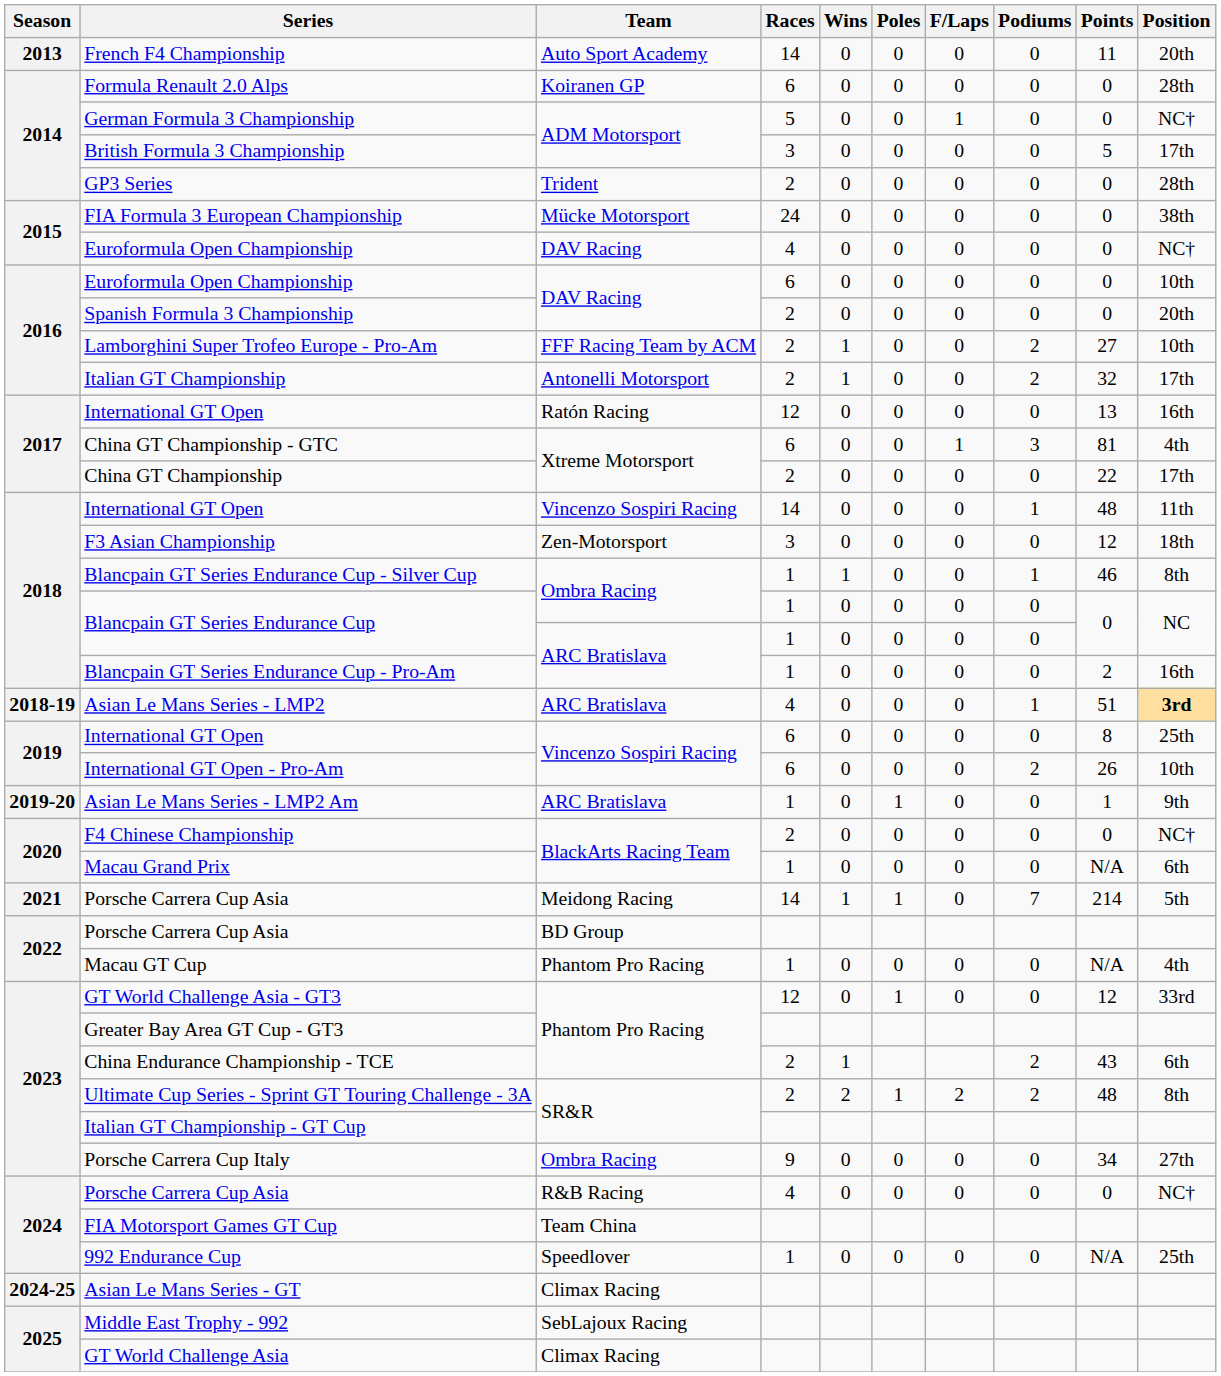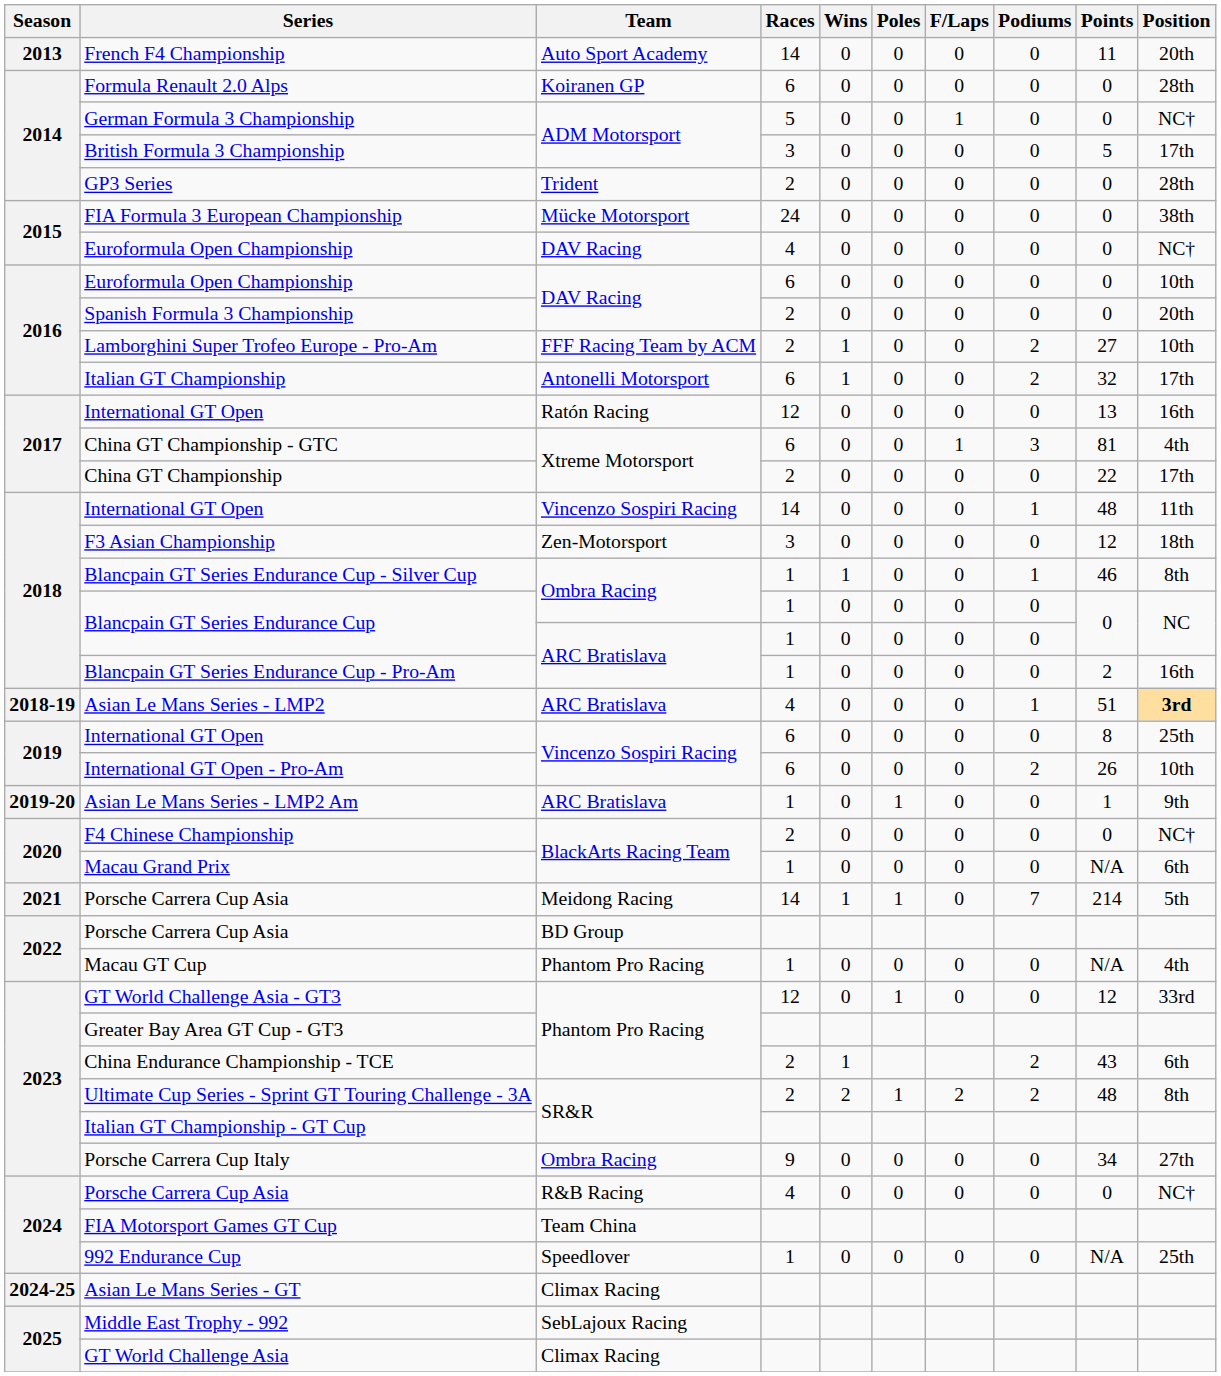(790, 379) 2 -> (790, 379) 6
